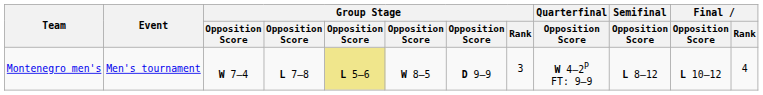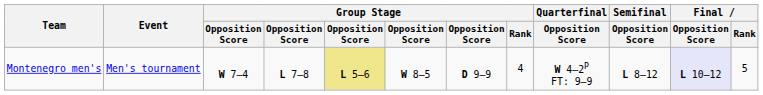(520, 68) 3 -> (520, 68) 4
(701, 74) no background -> (701, 74) lavender background
(745, 68) 4 -> (745, 68) 5
